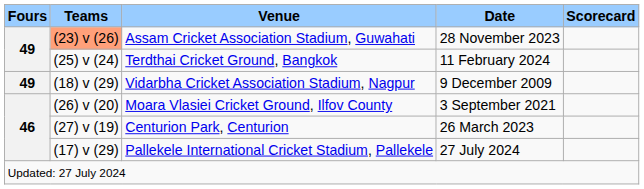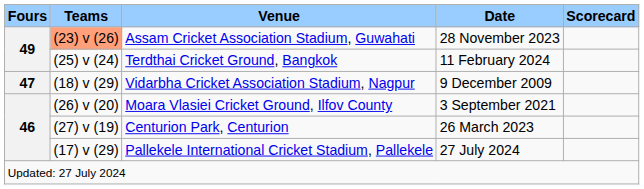(27, 83) 49 -> (27, 83) 47
